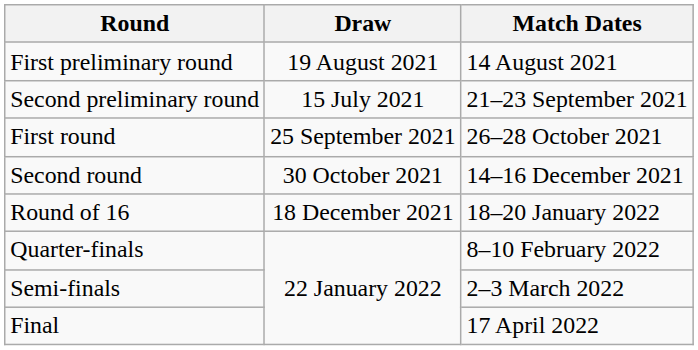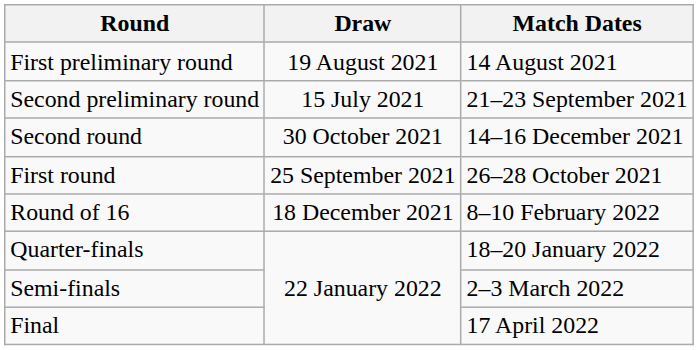rows swapped: (63, 136) <-> (76, 174)
(563, 212) 18–20 January 2022 -> (563, 212) 8–10 February 2022
(563, 250) 8–10 February 2022 -> (563, 250) 18–20 January 2022
